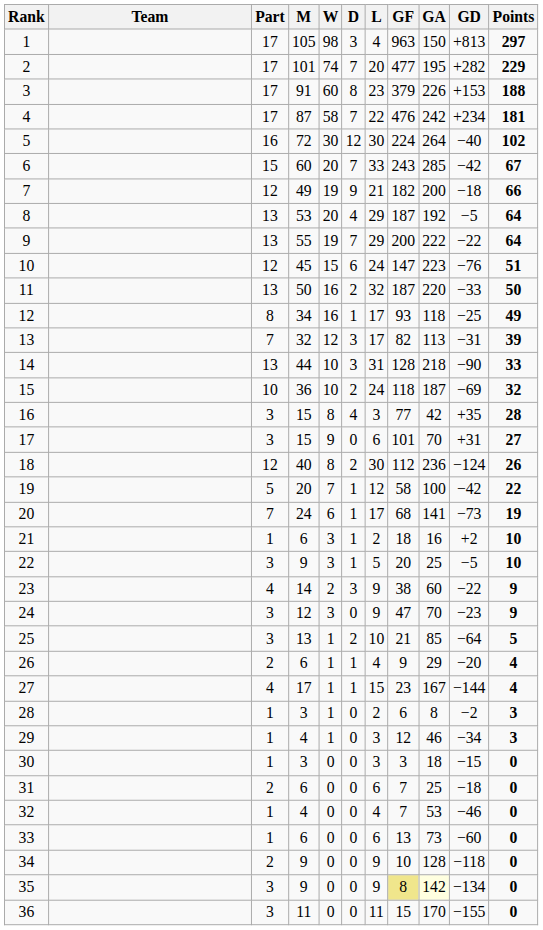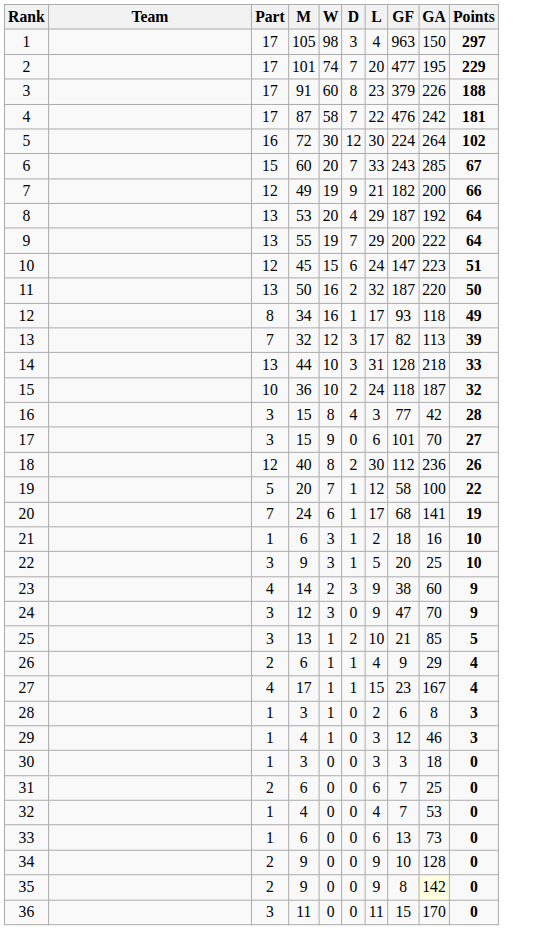- column: (469, 16)
(270, 887) 3 -> (270, 887) 2
(403, 887) khaki background -> (403, 887) no background
